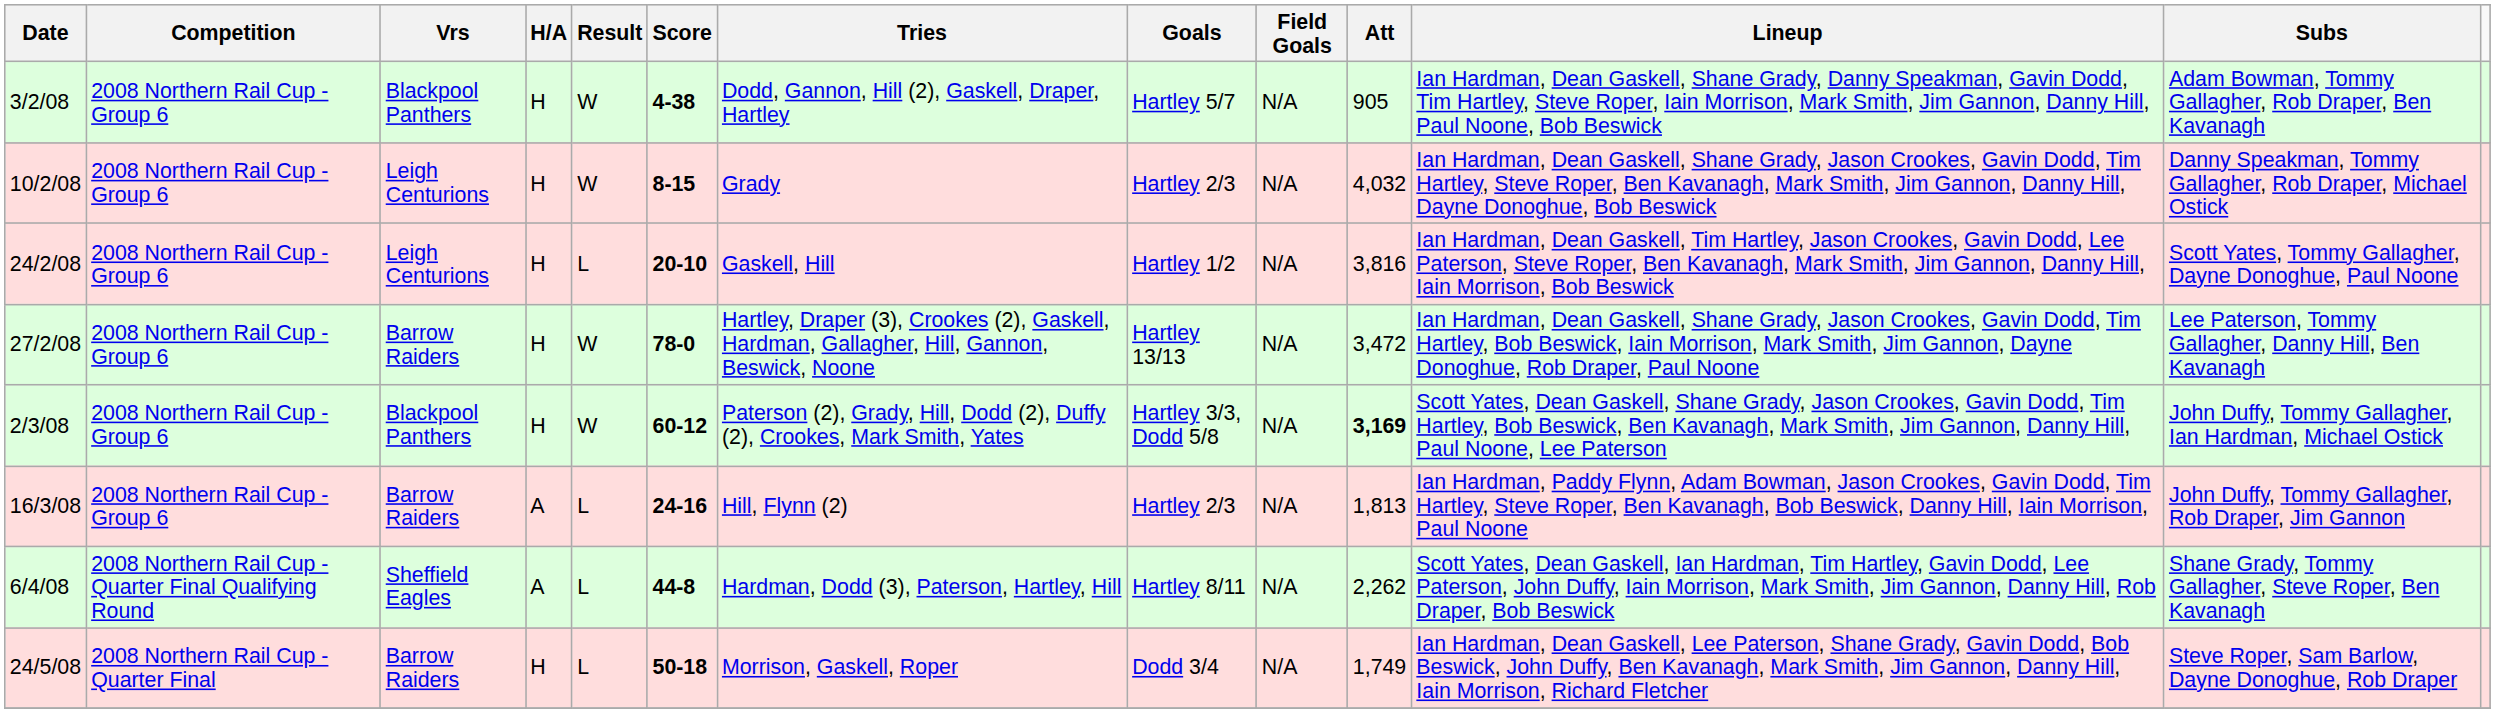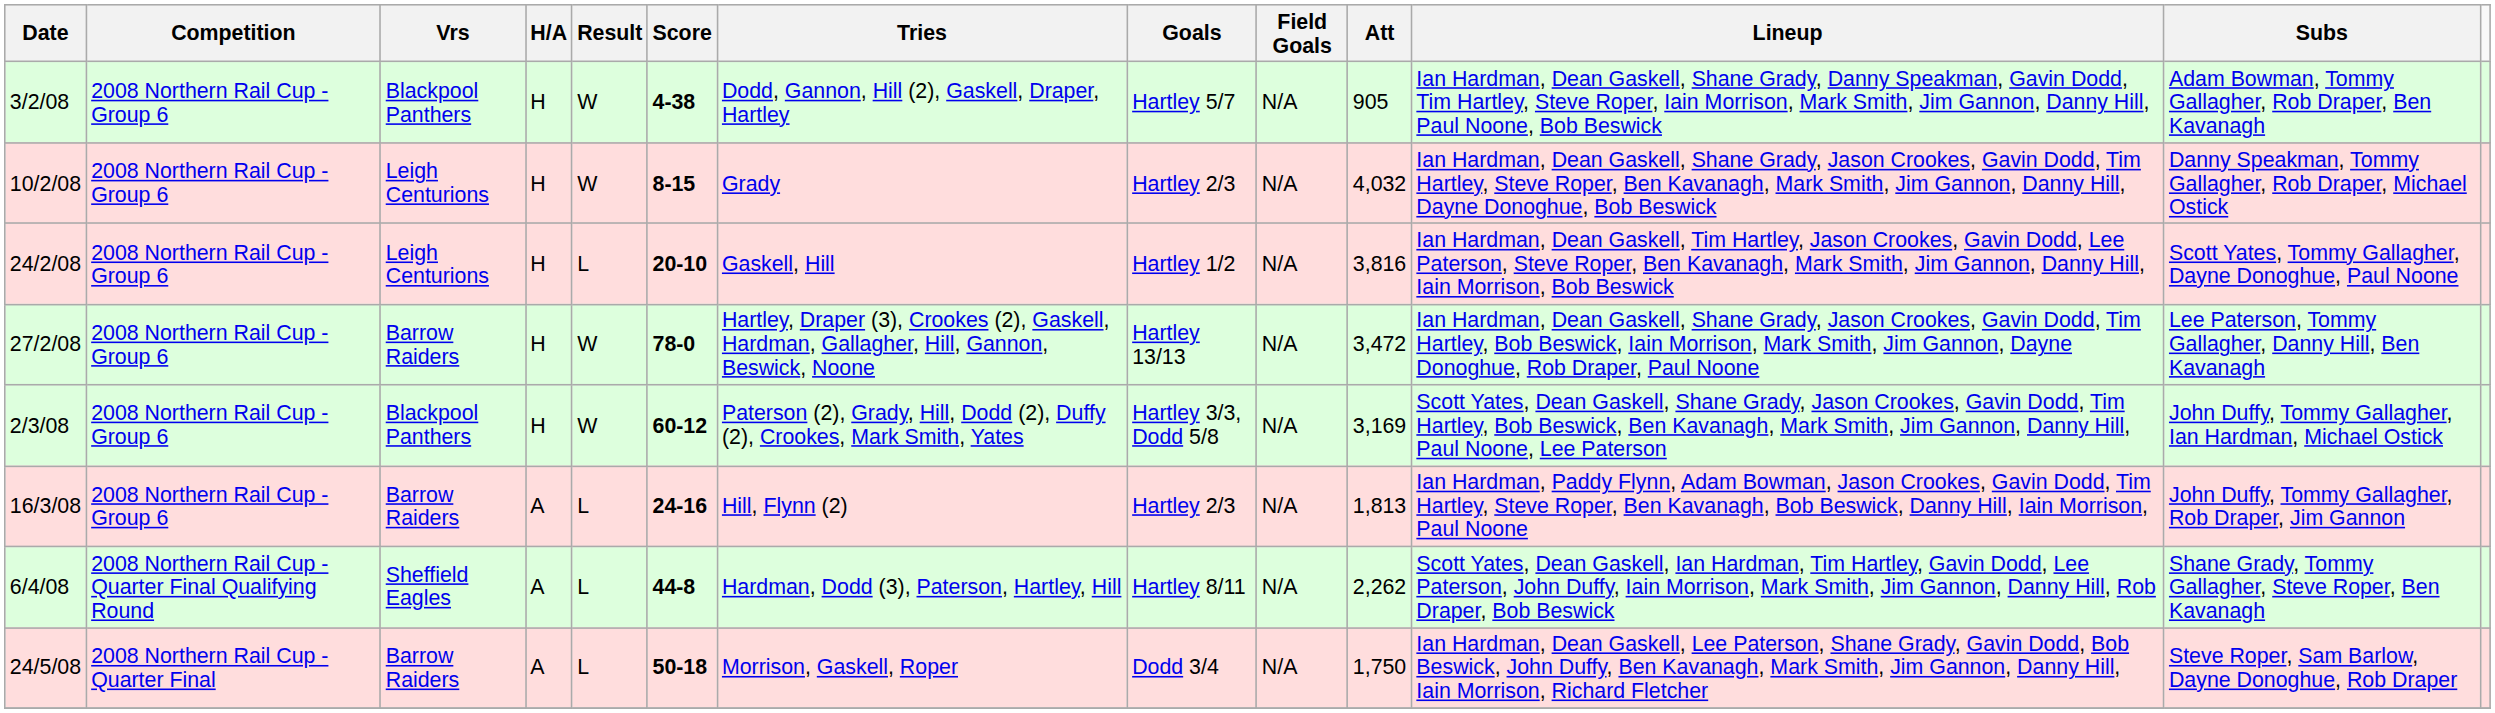(1380, 425) bold -> (1380, 425) normal
(538, 667) H -> (537, 667) A
(1380, 667) 1,749 -> (1380, 667) 1,750
